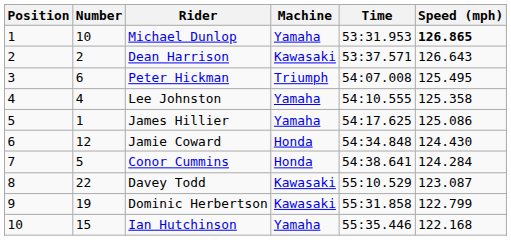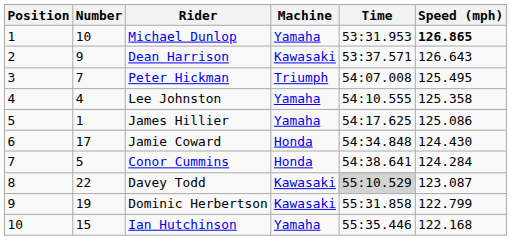(80, 57) 2 -> (80, 57) 9
(80, 78) 6 -> (80, 78) 7
(83, 141) 12 -> (83, 141) 17
(377, 183) no background -> (377, 183) lightgrey background
